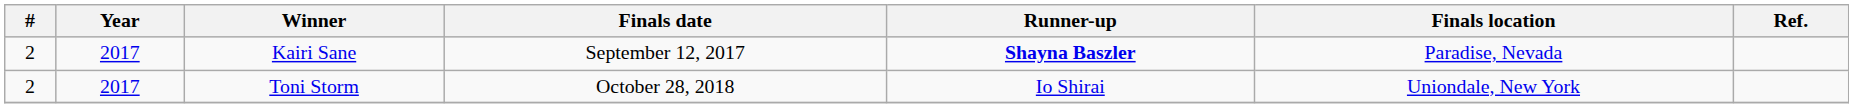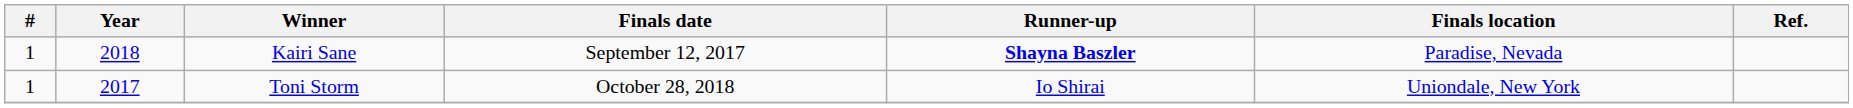(30, 53) 2 -> (30, 53) 1
(120, 53) 2017 -> (120, 53) 2018
(30, 85) 2 -> (30, 85) 1
